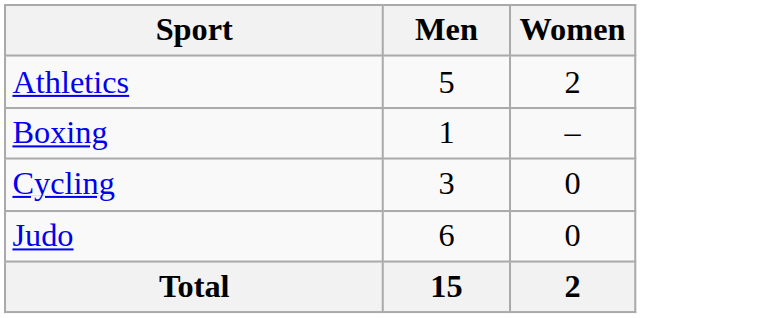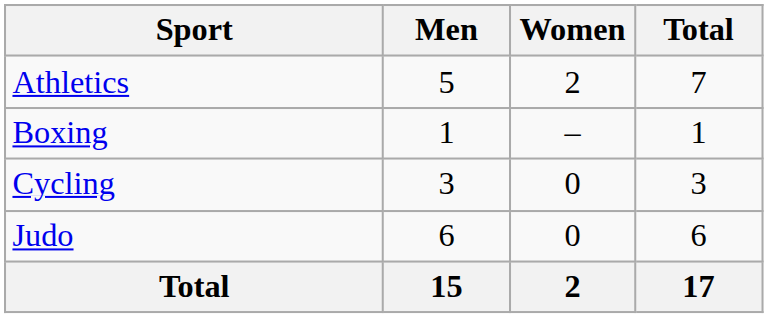+ column: (698, 30)
